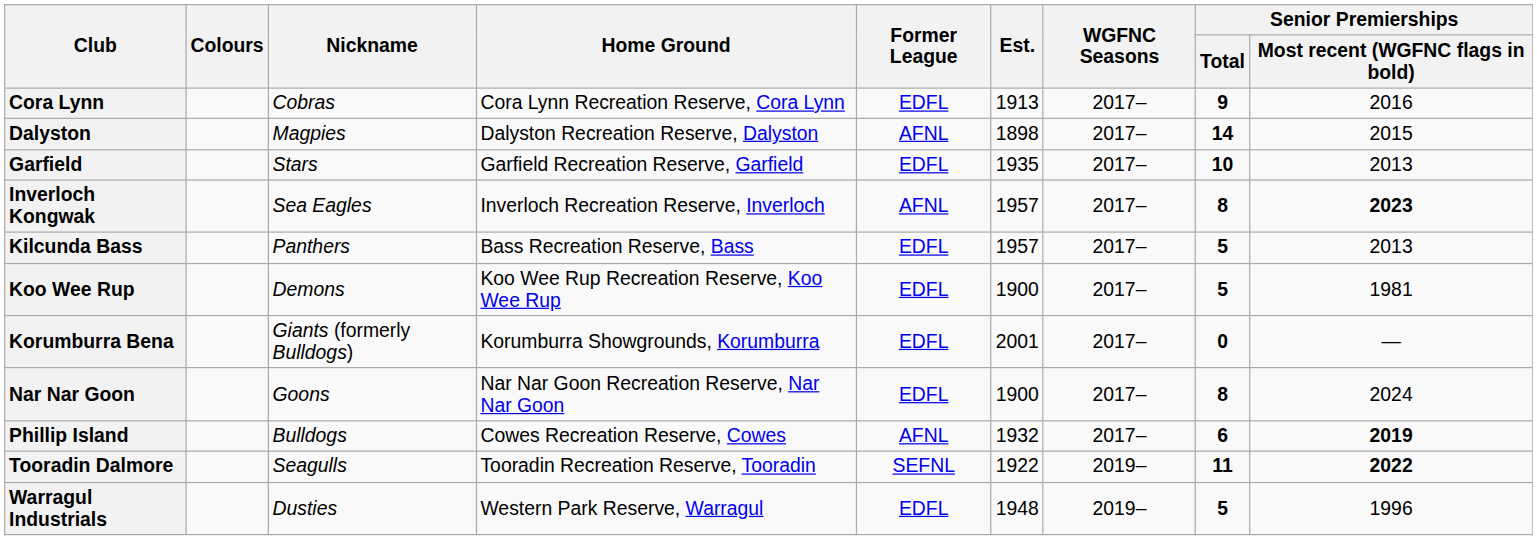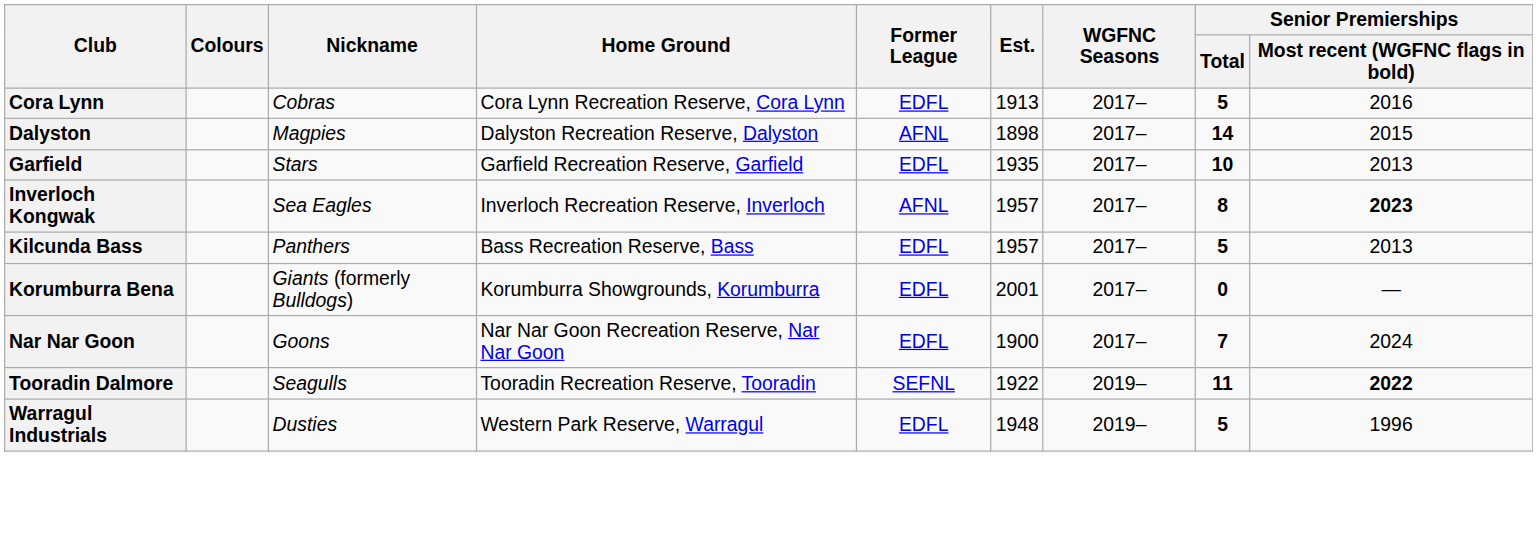(1223, 103) 9 -> (1223, 103) 5
- row: (72, 289)
(1223, 394) 8 -> (1223, 341) 7
- row: (69, 435)
